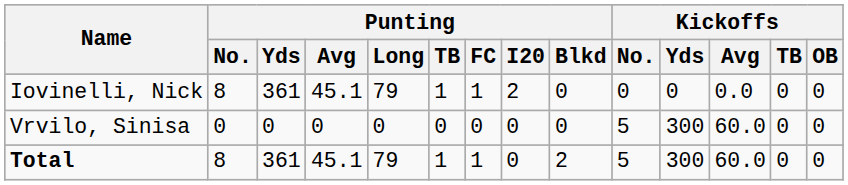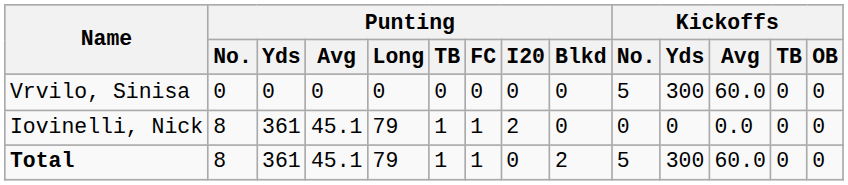rows swapped: (106, 92) <-> (100, 127)
